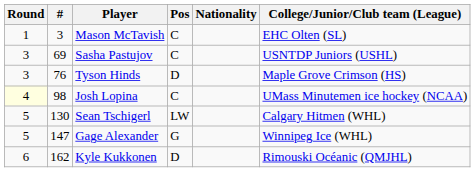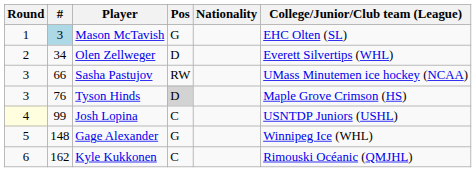(60, 34) no background -> (60, 34) lightblue background
(175, 34) C -> (175, 34) G
+ row: (115, 55)
(60, 55) 69 -> (60, 75) 66
(175, 55) C -> (180, 75) RW
(330, 55) USNTDP Juniors (USHL) -> (366, 75) UMass Minutemen ice hockey (NCAA)
(175, 75) no background -> (175, 95) lightgrey background
(60, 95) 98 -> (60, 116) 99
(365, 95) UMass Minutemen ice hockey (NCAA) -> (331, 116) USNTDP Juniors (USHL)
- row: (113, 116)
(60, 136) 147 -> (60, 136) 148
(175, 156) D -> (175, 156) C
